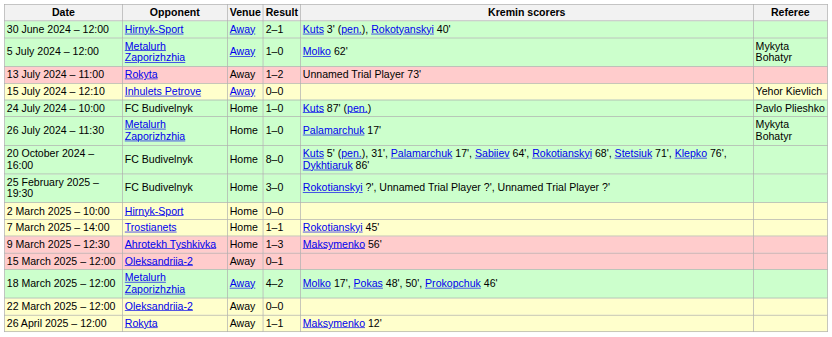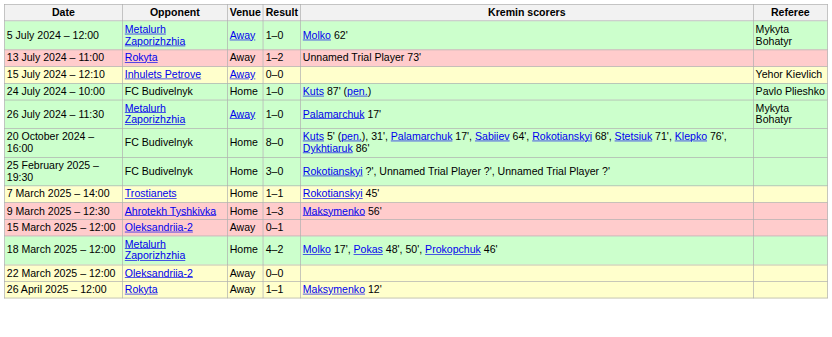- row: (58, 29)
(244, 131) Home -> (243, 114) Away
- row: (58, 211)
(242, 284) Away -> (244, 250) Home
